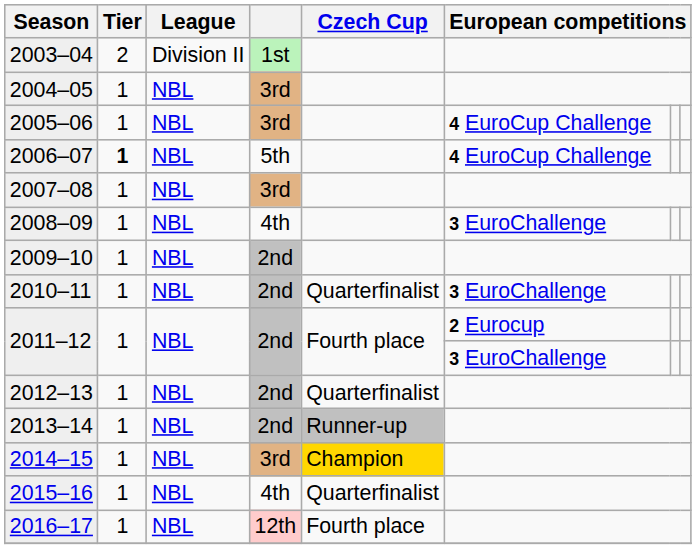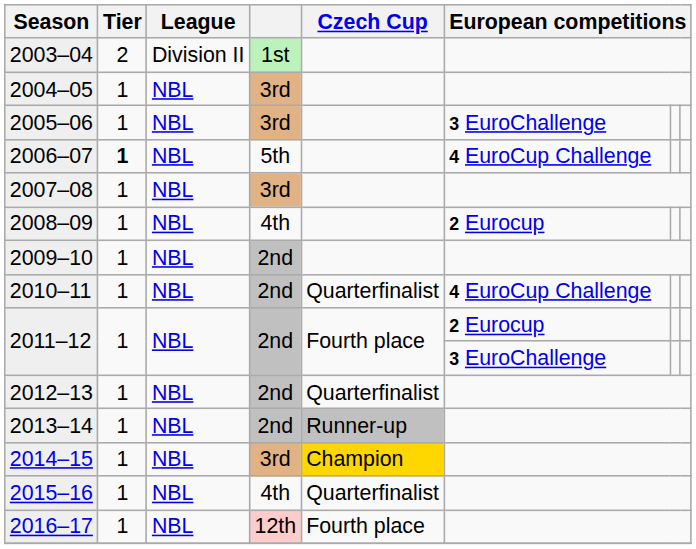(550, 122) 4 EuroCup Challenge -> (528, 122) 3 EuroChallenge
(528, 223) 3 EuroChallenge -> (497, 223) 2 Eurocup
(528, 290) 3 EuroChallenge -> (550, 290) 4 EuroCup Challenge
